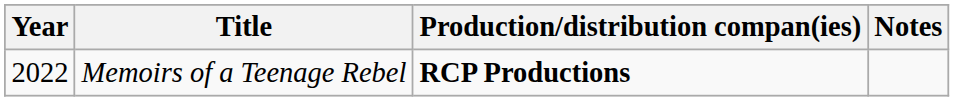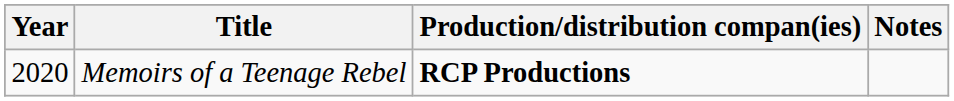(40, 72) 2022 -> (40, 72) 2020
